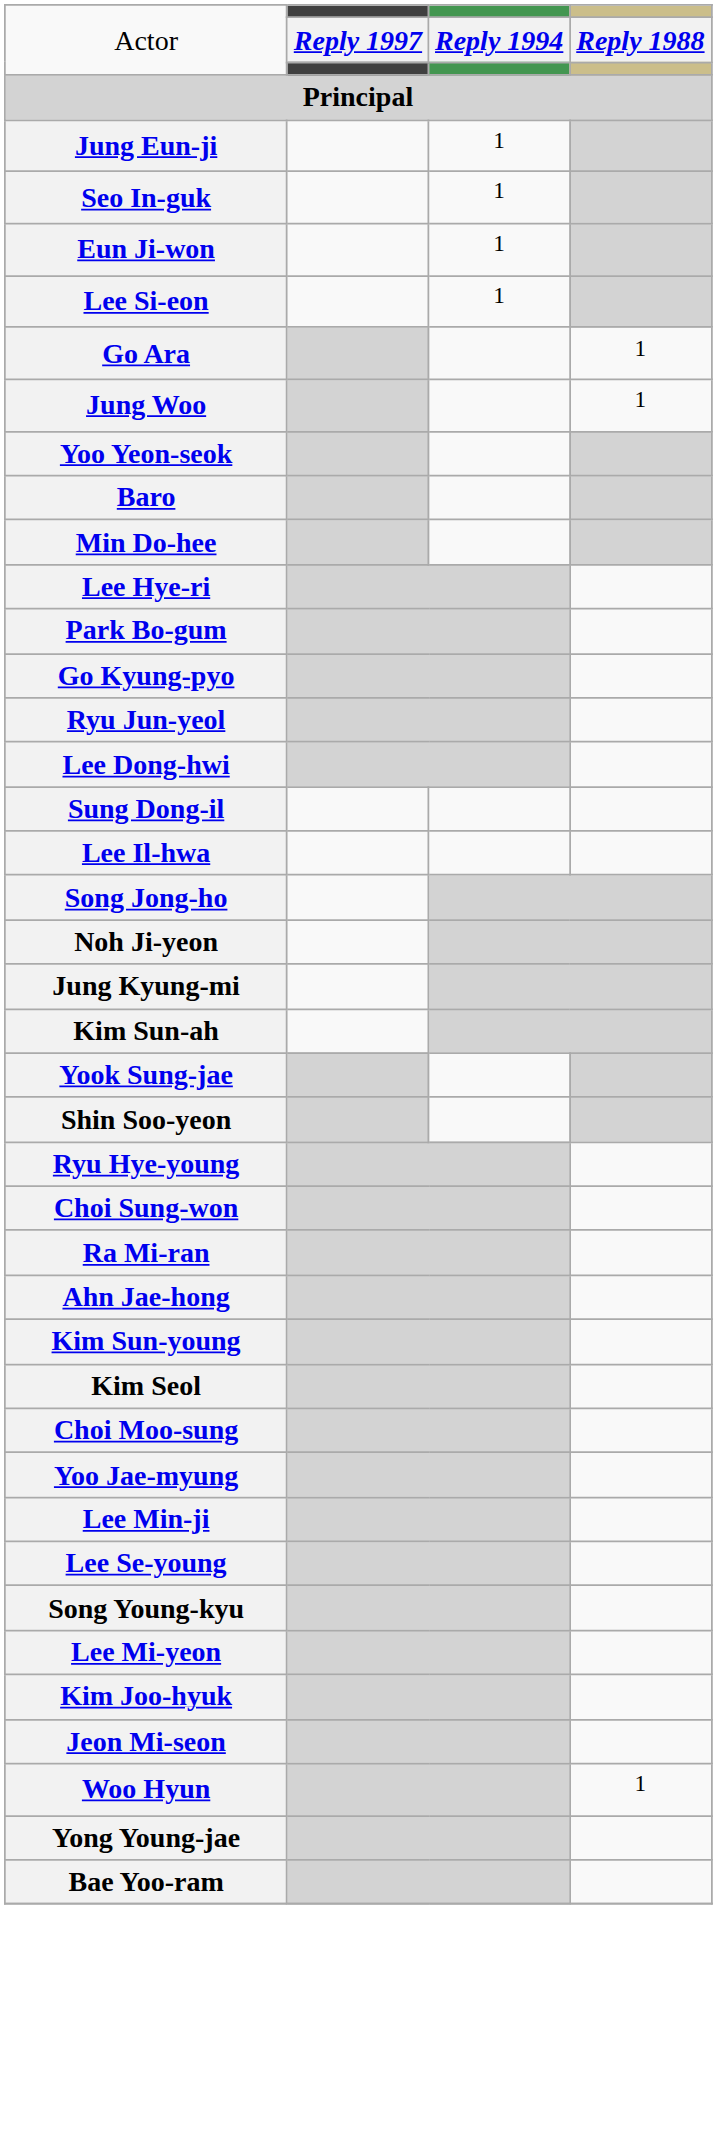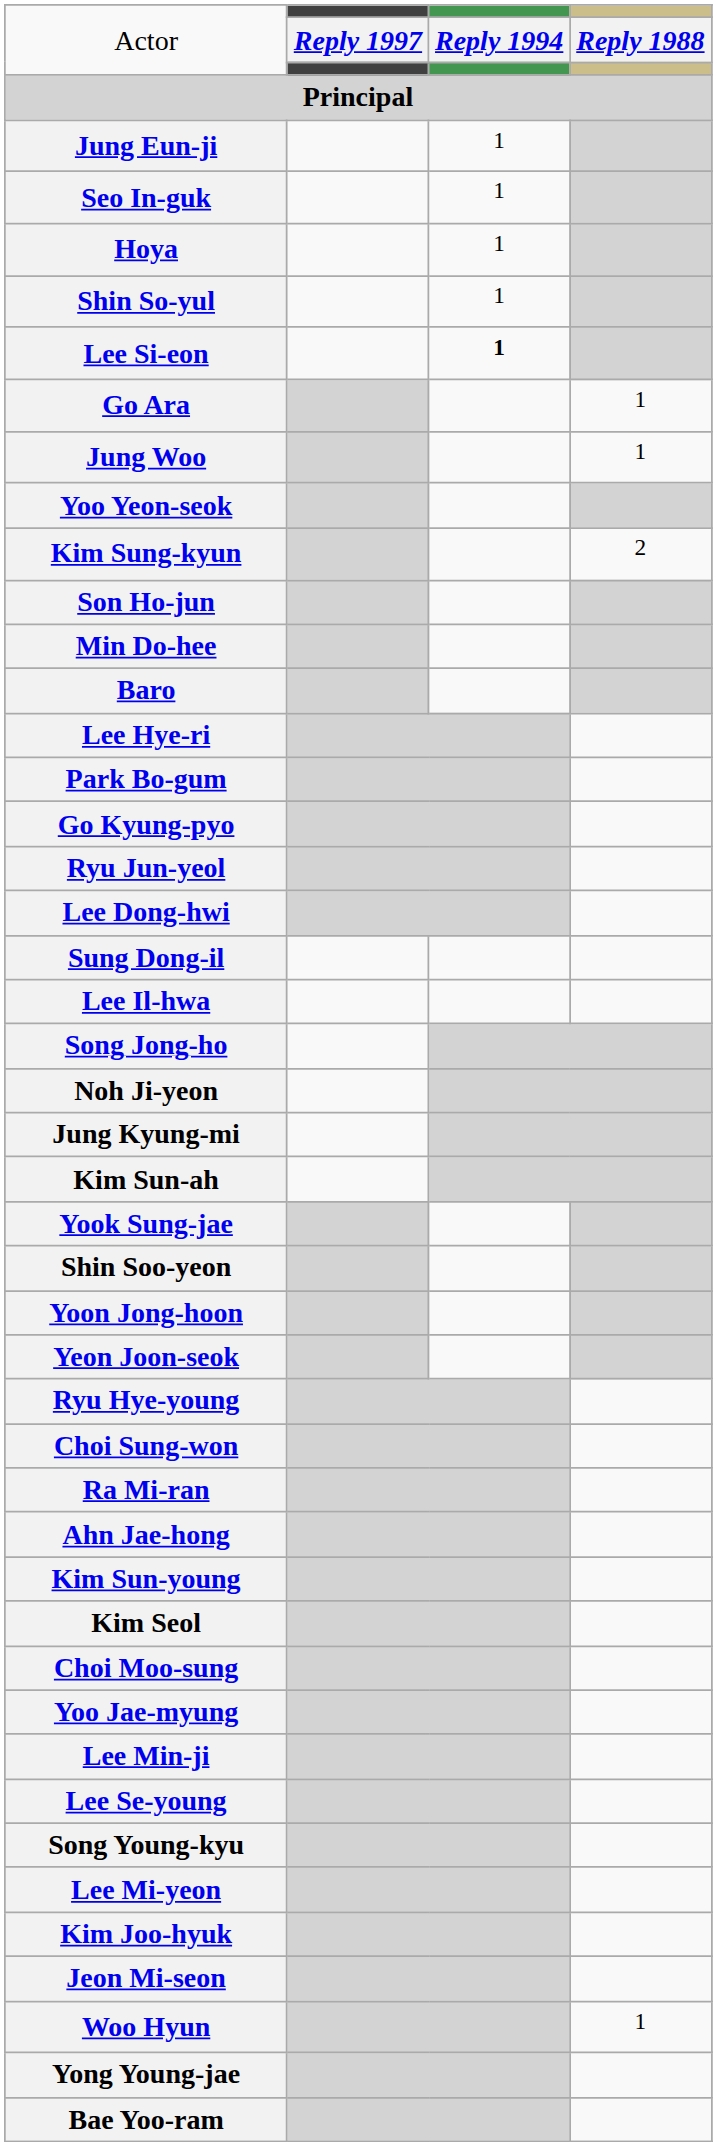+ row: (146, 249)
+ row: (146, 301)
- row: (146, 249)
(499, 295) normal -> (499, 353) bold
+ row: (146, 553)
+ row: (146, 601)
rows swapped: (146, 497) <-> (146, 542)
+ row: (146, 1312)
+ row: (146, 1356)
